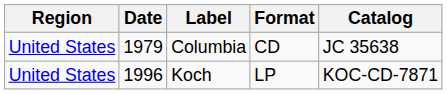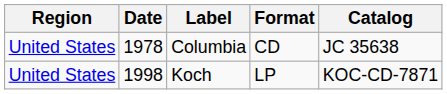(143, 46) 1979 -> (143, 46) 1978
(143, 74) 1996 -> (143, 74) 1998
